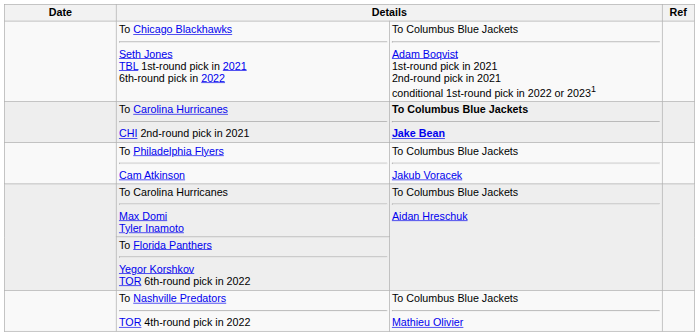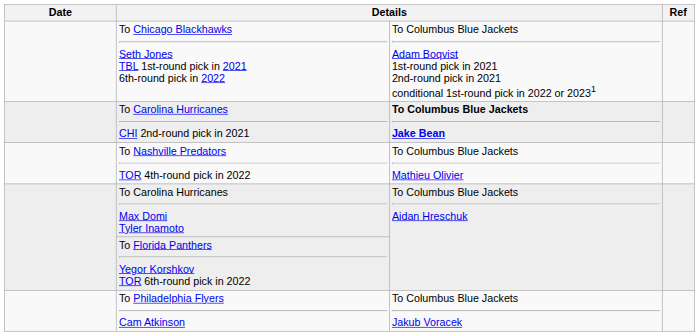rows swapped: (253, 163) <-> (253, 310)
